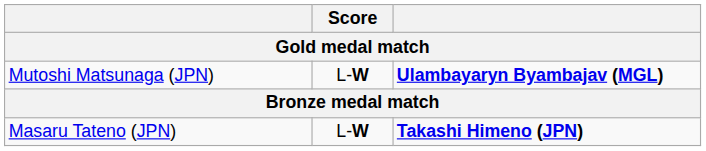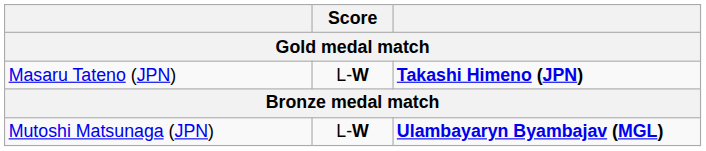rows swapped: (111, 74) <-> (92, 131)
